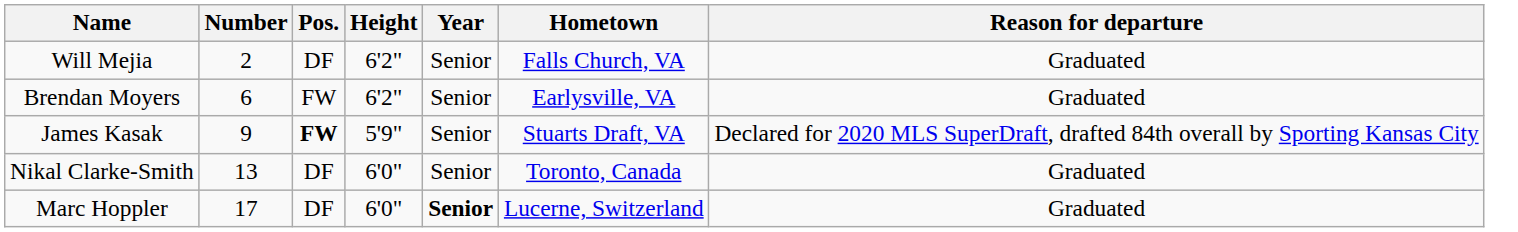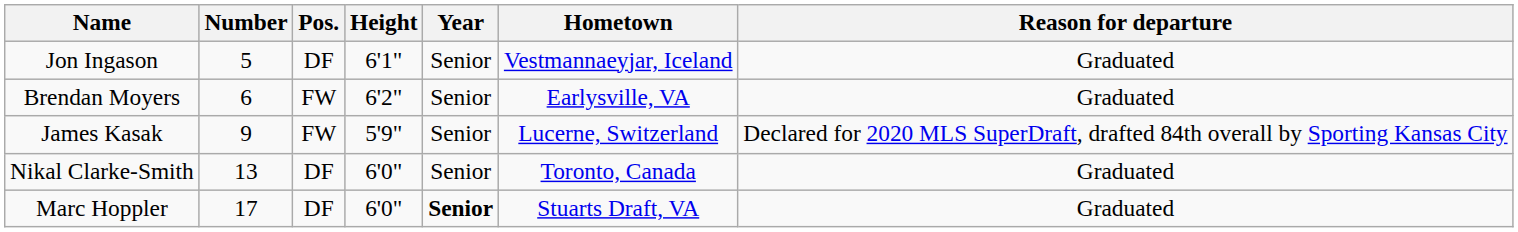- row: (102, 60)
+ row: (102, 60)
(319, 134) bold -> (319, 134) normal
(604, 134) Stuarts Draft, VA -> (618, 134) Lucerne, Switzerland
(604, 208) Lucerne, Switzerland -> (618, 208) Stuarts Draft, VA
